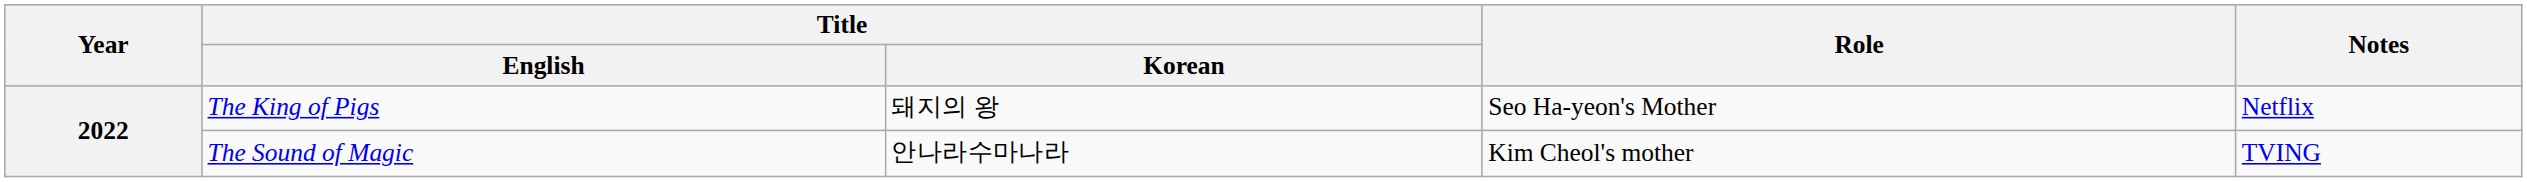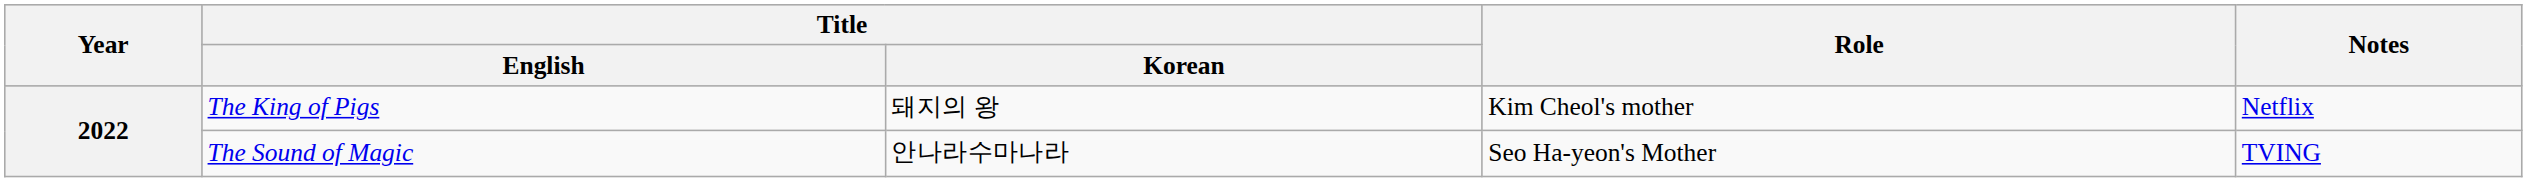(1602, 107) Seo Ha-yeon's Mother -> (1591, 107) Kim Cheol's mother
(1591, 152) Kim Cheol's mother -> (1602, 152) Seo Ha-yeon's Mother
